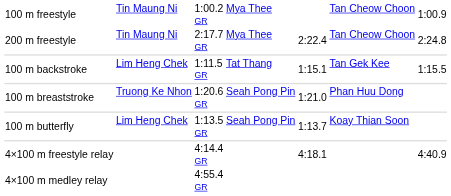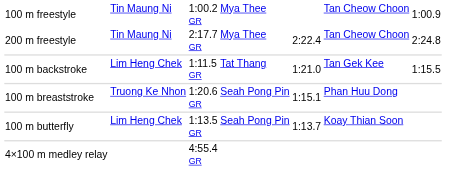(312, 69) 1:15.1 -> (307, 69) 1:21.0
(312, 98) 1:21.0 -> (307, 98) 1:15.1
- row: (59, 155)
